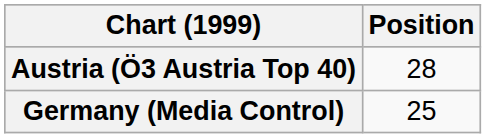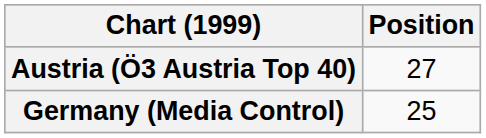(421, 68) 28 -> (421, 68) 27
